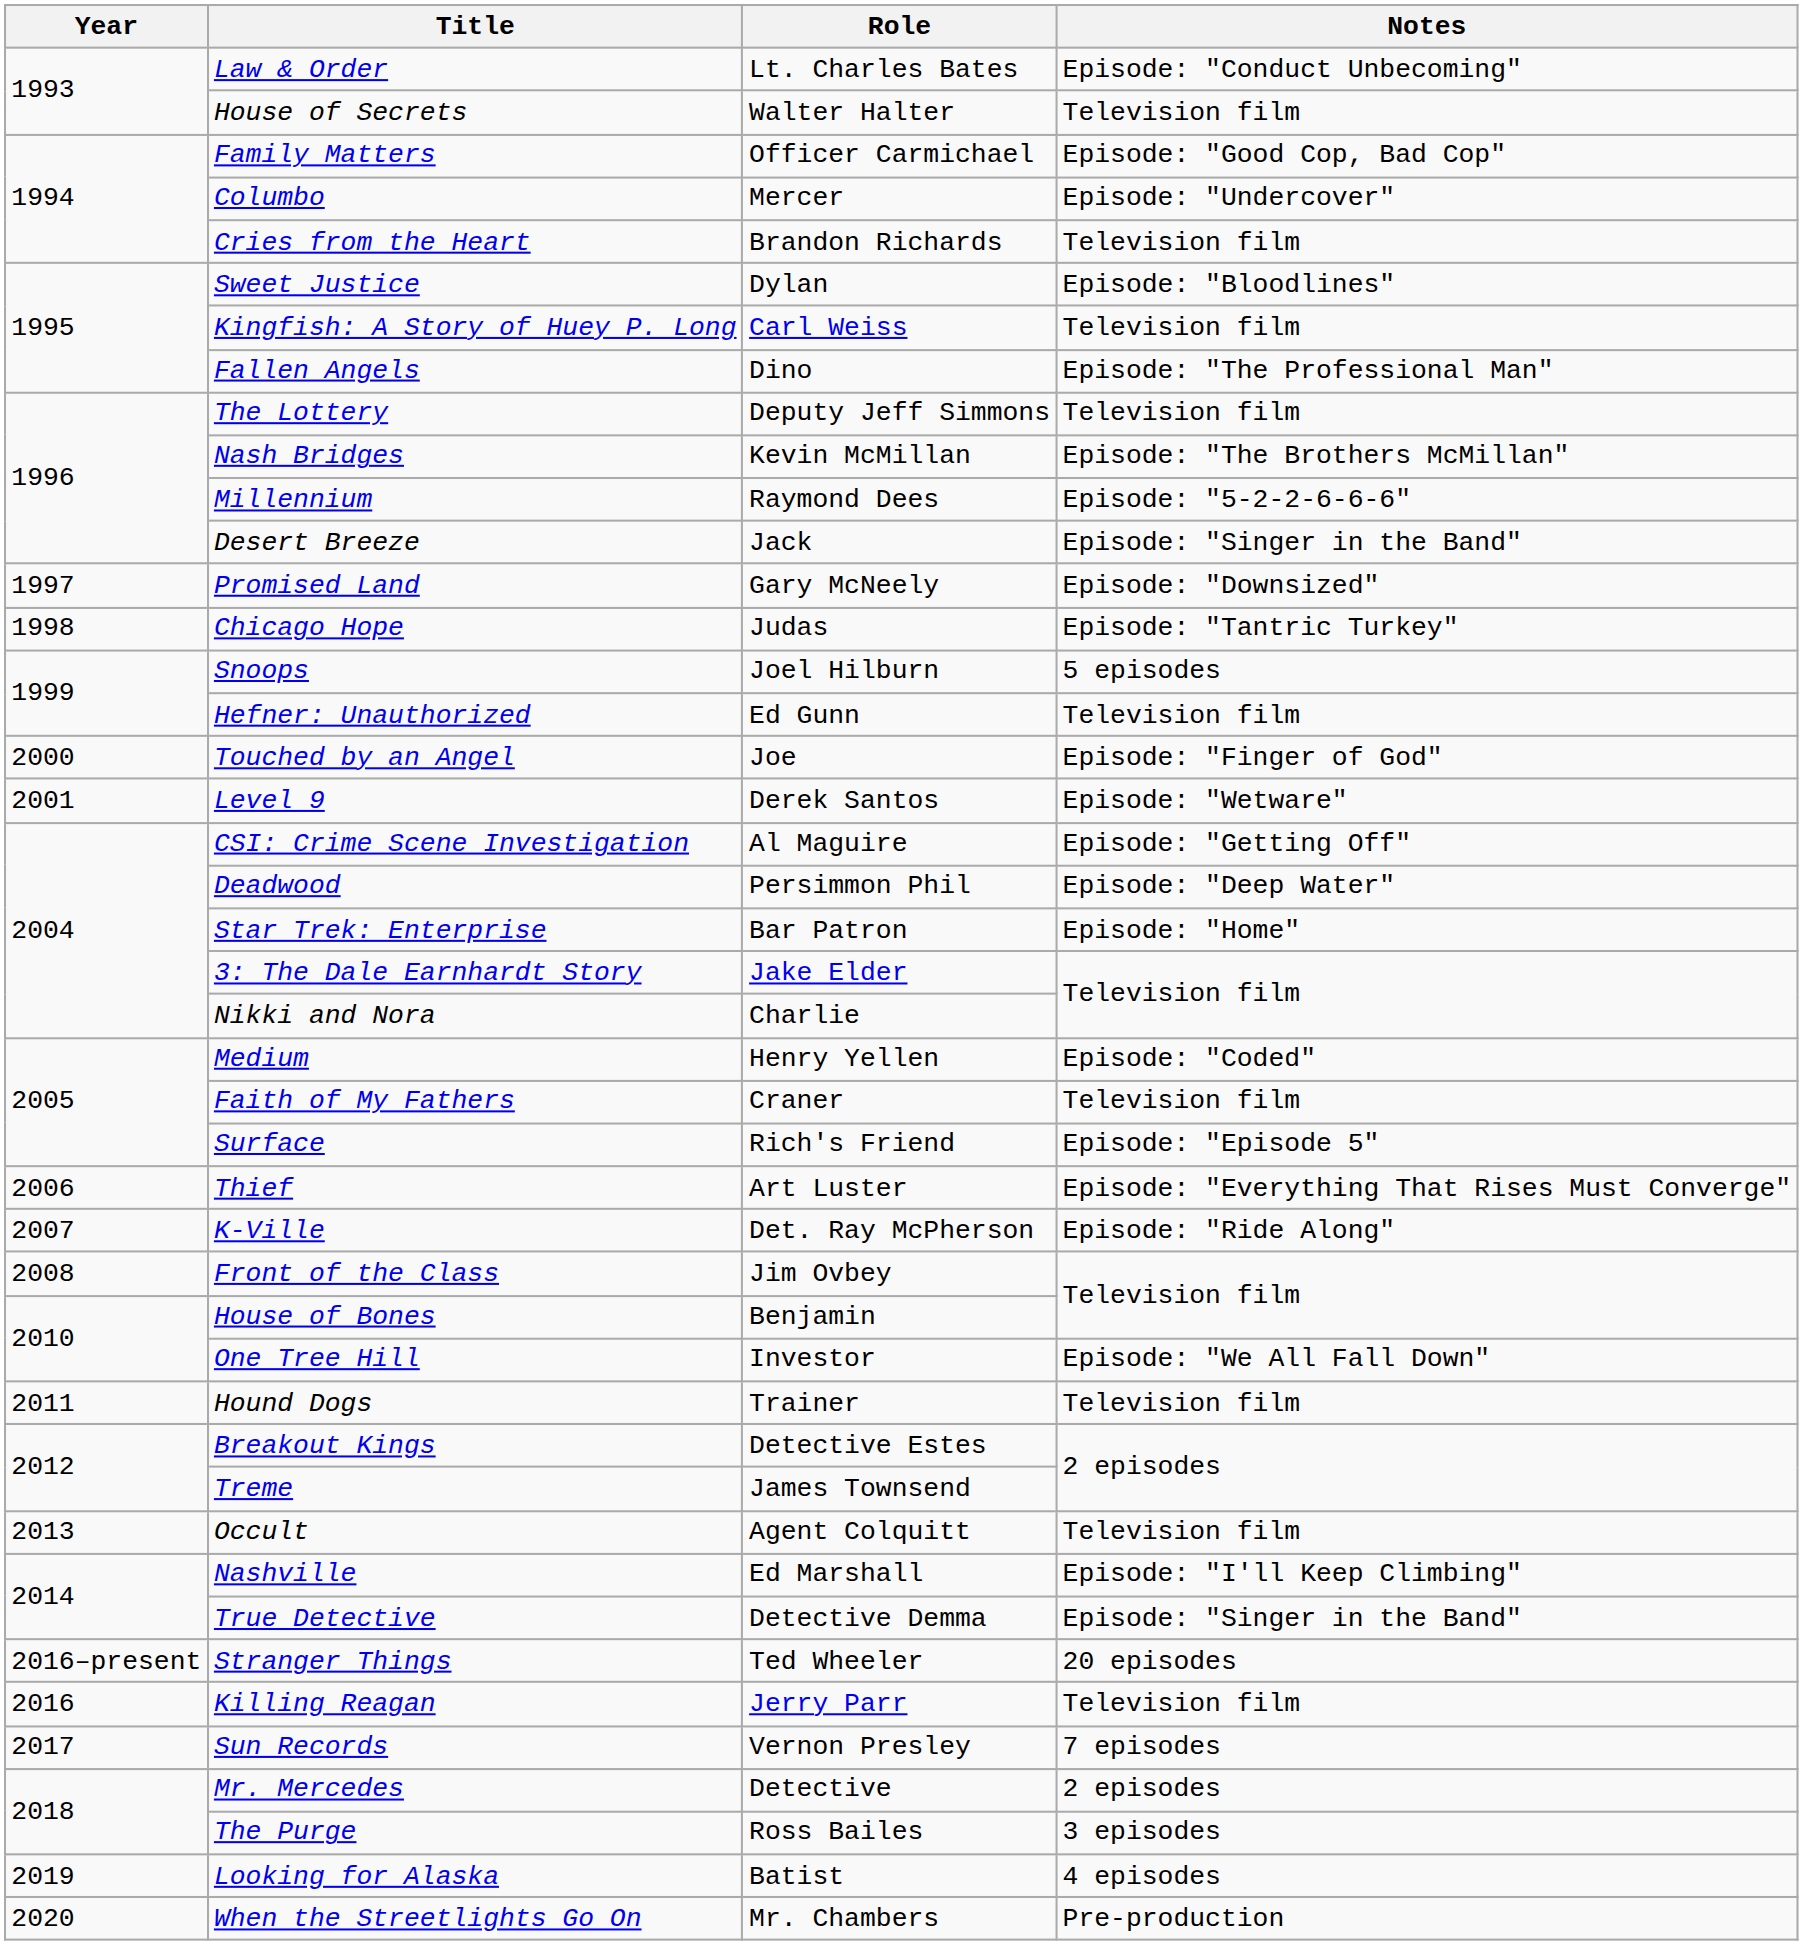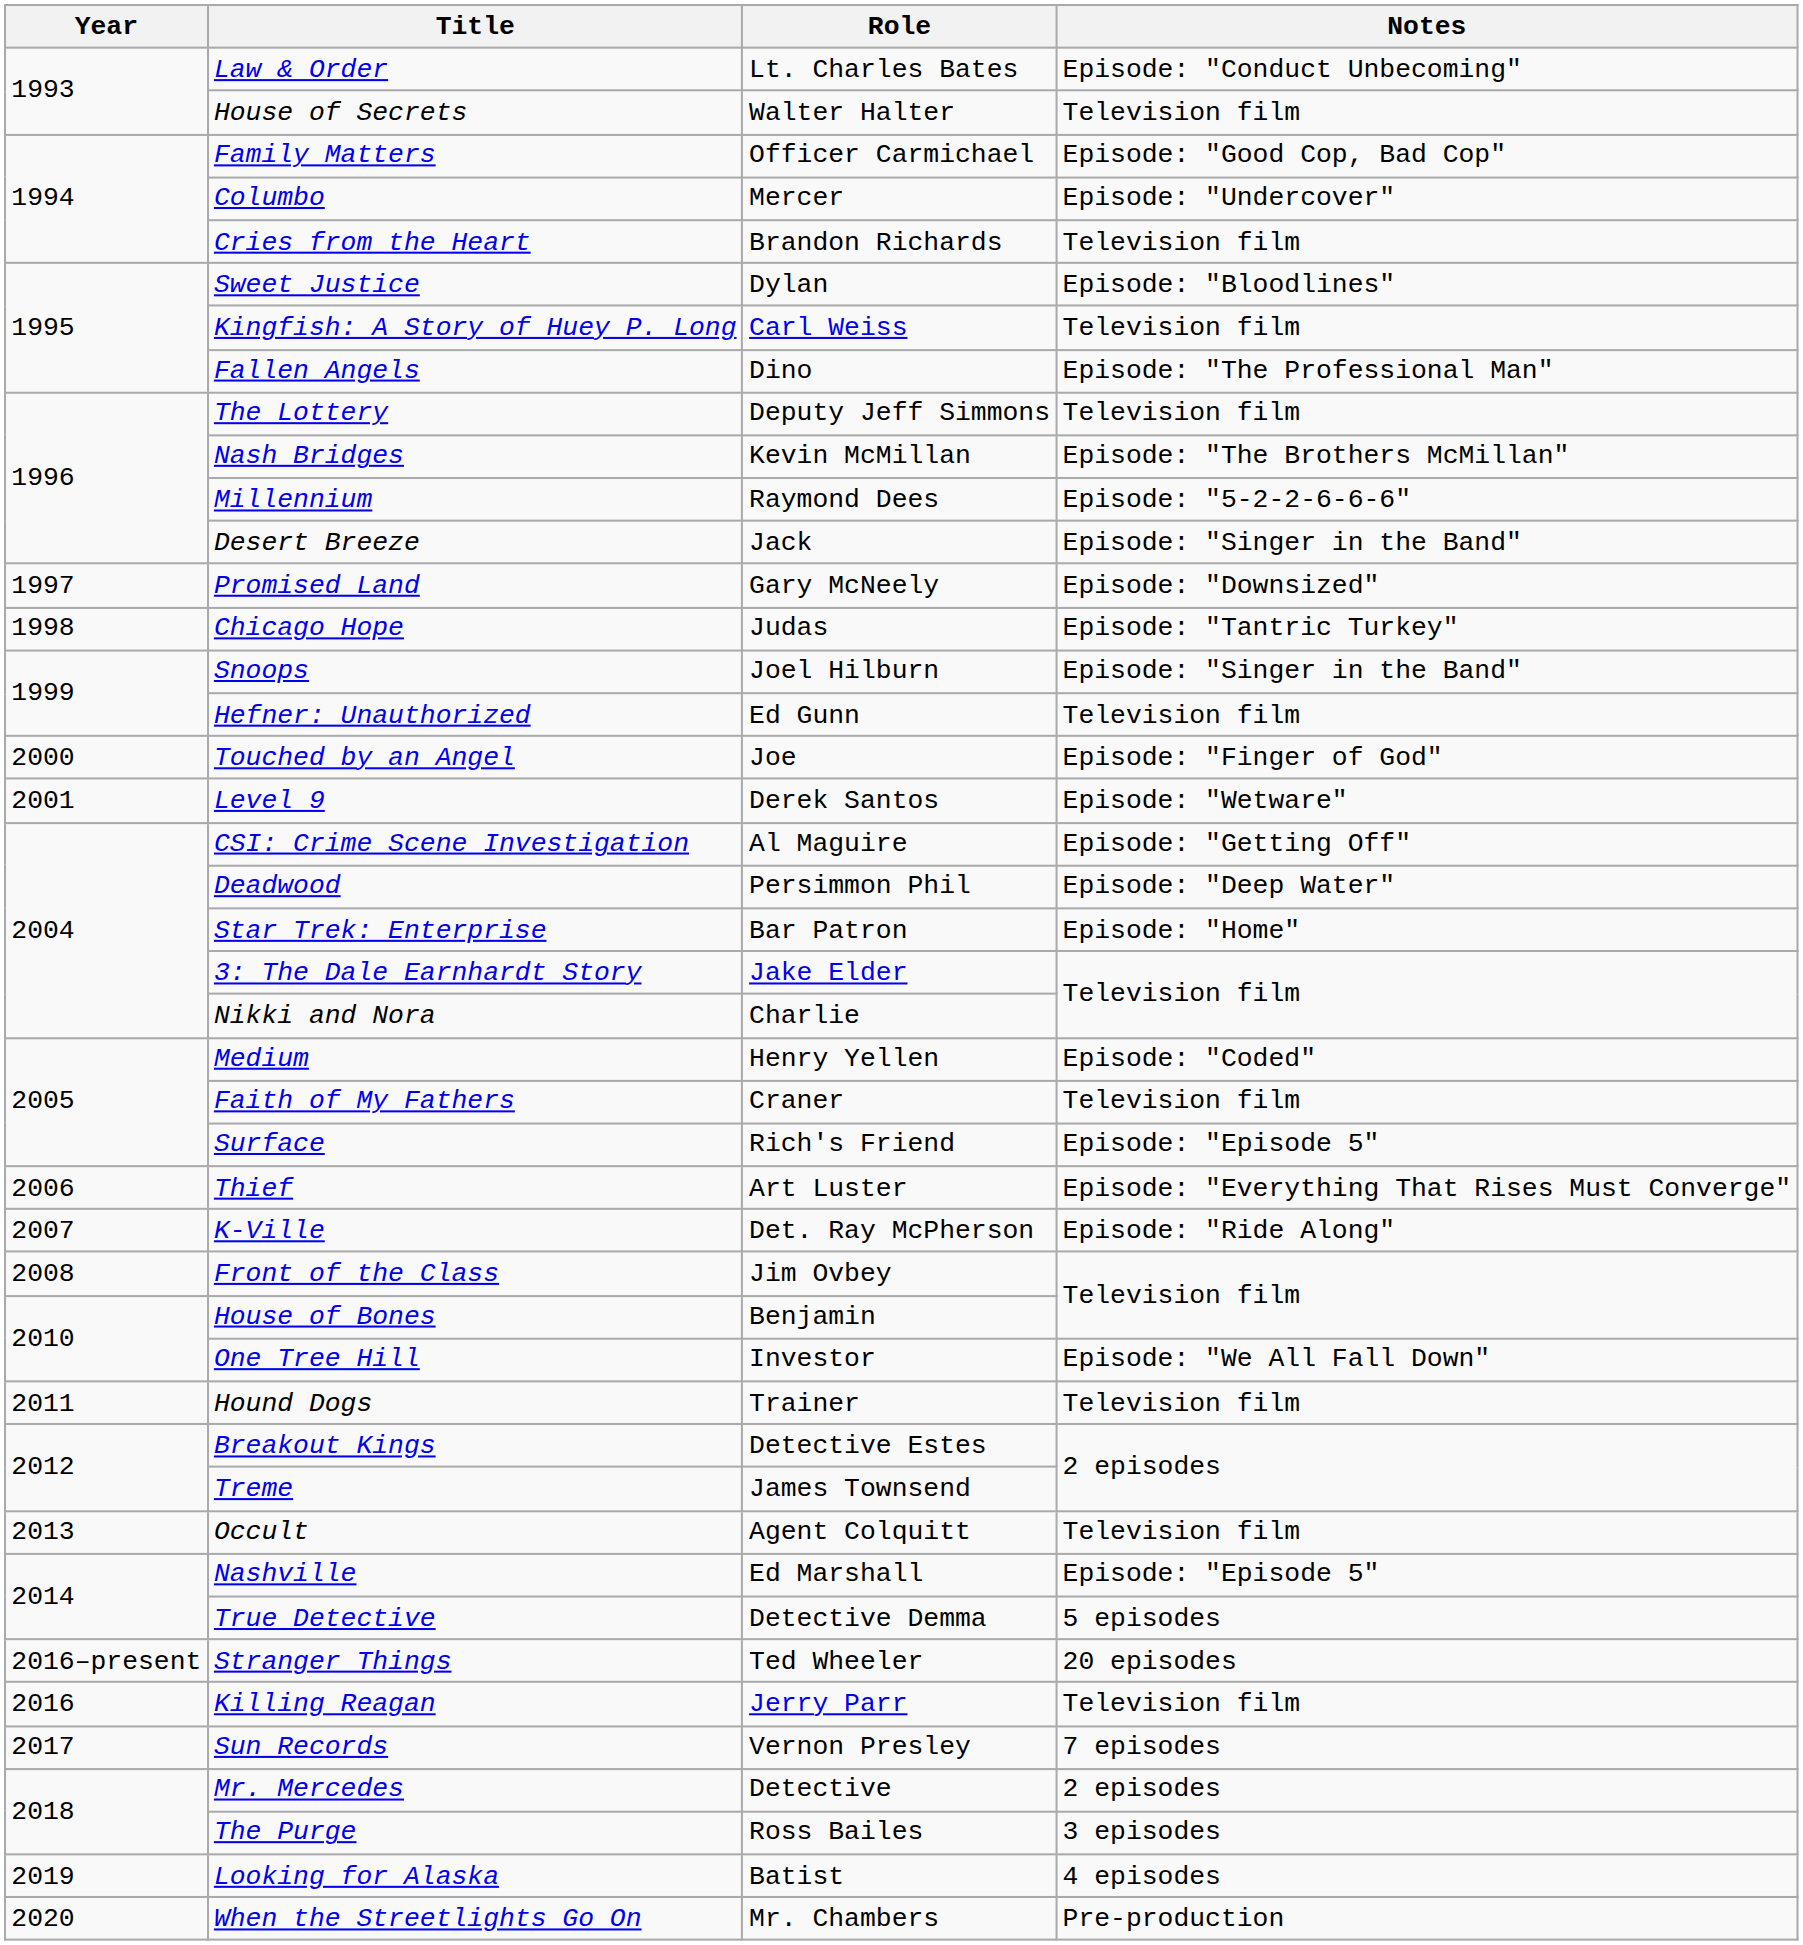(1142, 672) 5 episodes -> (1292, 672) Episode: "Singer in the Band"
(1292, 1575) Episode: "I'll Keep Climbing" -> (1221, 1575) Episode: "Episode 5"
(1292, 1618) Episode: "Singer in the Band" -> (1142, 1618) 5 episodes
